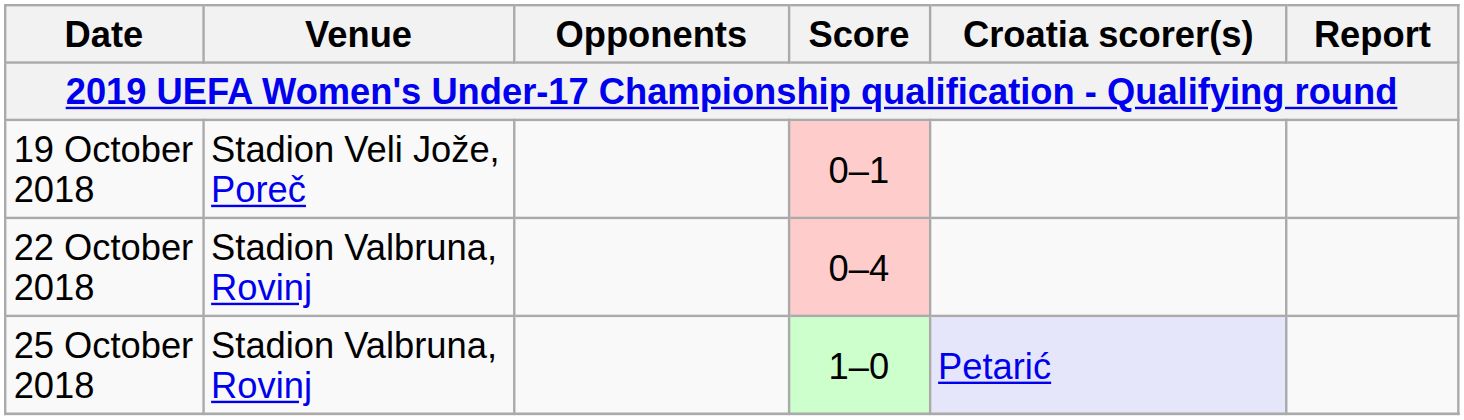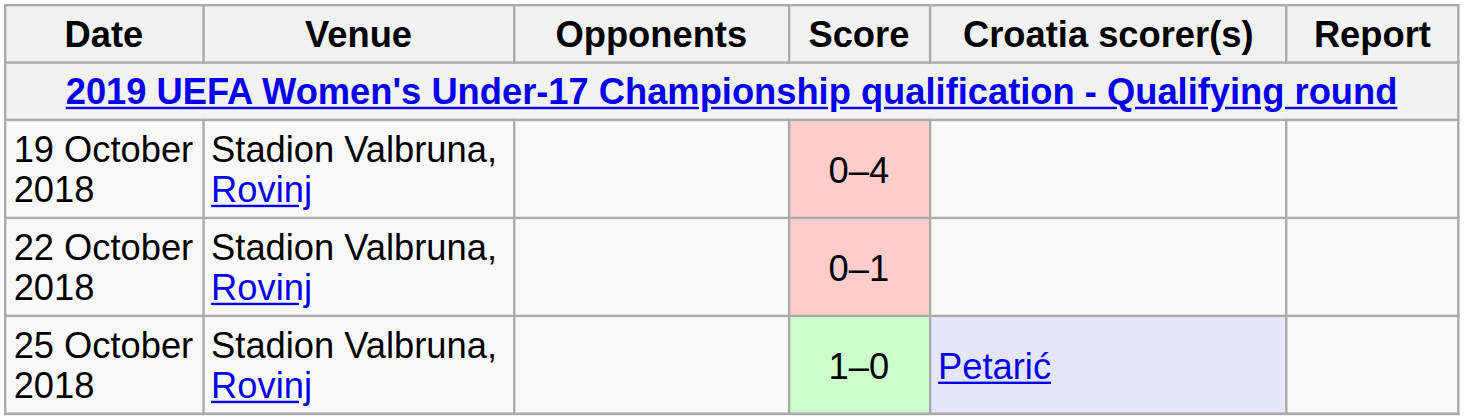(355, 169) Stadion Veli Jože, Poreč -> (354, 169) Stadion Valbruna, Rovinj
(859, 169) 0–1 -> (859, 169) 0–4
(859, 268) 0–4 -> (859, 268) 0–1
